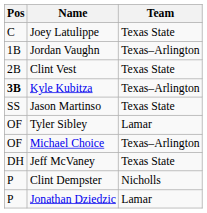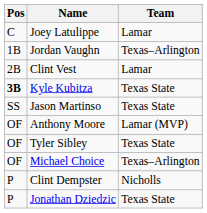(148, 32) Texas State -> (137, 32) Lamar
(148, 69) Texas State -> (137, 69) Lamar
(160, 87) Texas–Arlington -> (148, 87) Texas State
+ row: (67, 124)
(137, 124) Lamar -> (148, 143) Texas State
- row: (62, 161)
(137, 198) Lamar -> (148, 198) Texas State
